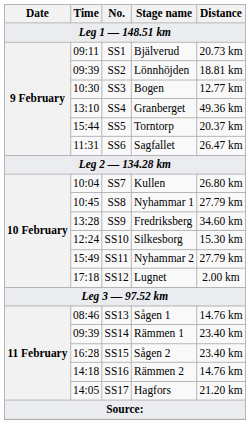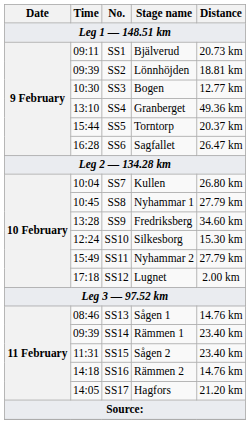(86, 145) 11:31 -> (86, 145) 16:28
(86, 352) 16:28 -> (86, 352) 11:31
